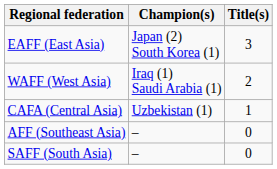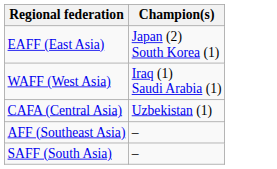- column: (249, 15)
